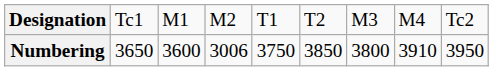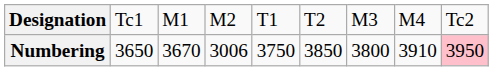(181, 50) 3600 -> (181, 50) 3670
(465, 50) no background -> (465, 50) pink background
